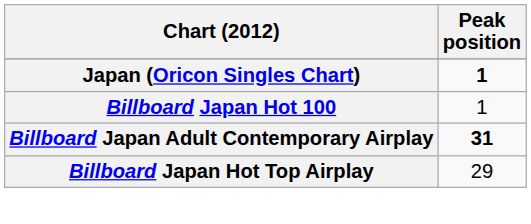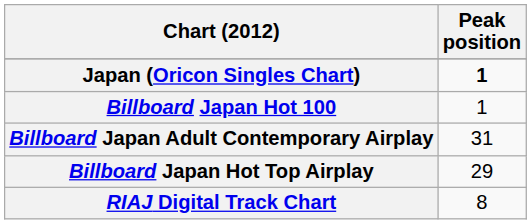(482, 139) bold -> (482, 139) normal
+ row: (221, 203)
